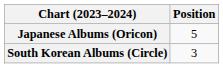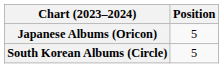(194, 53) 3 -> (194, 53) 5
